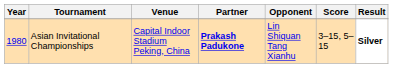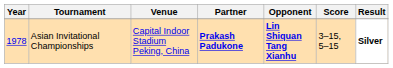(17, 41) 1980 -> (17, 41) 1978
(284, 41) normal -> (284, 41) bold
